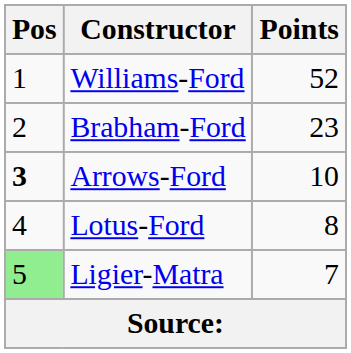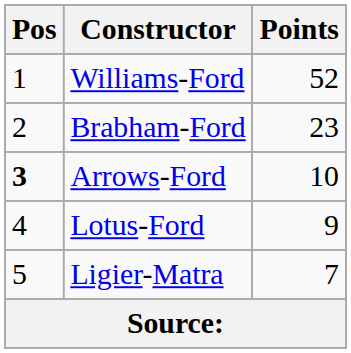(332, 225) 8 -> (332, 225) 9
(19, 274) lightgreen background -> (19, 274) no background
